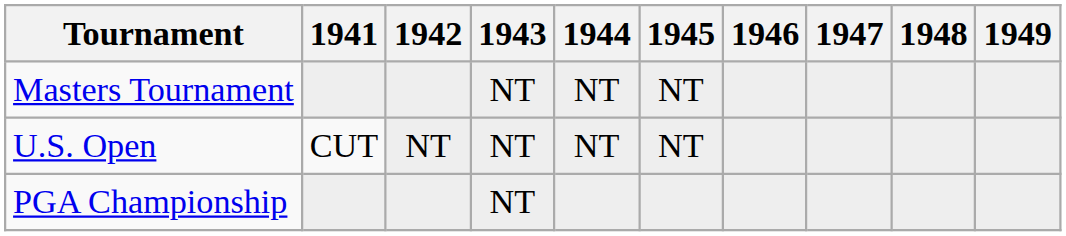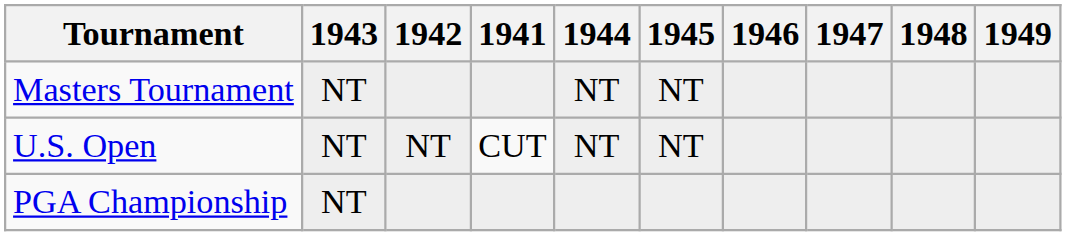columns swapped: (344, 32) <-> (512, 32)
